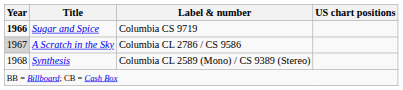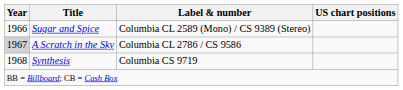(17, 28) bold -> (17, 28) normal
(158, 28) Columbia CS 9719 -> (215, 28) Columbia CL 2589 (Mono) / CS 9389 (Stereo)
(215, 61) Columbia CL 2589 (Mono) / CS 9389 (Stereo) -> (158, 61) Columbia CS 9719
